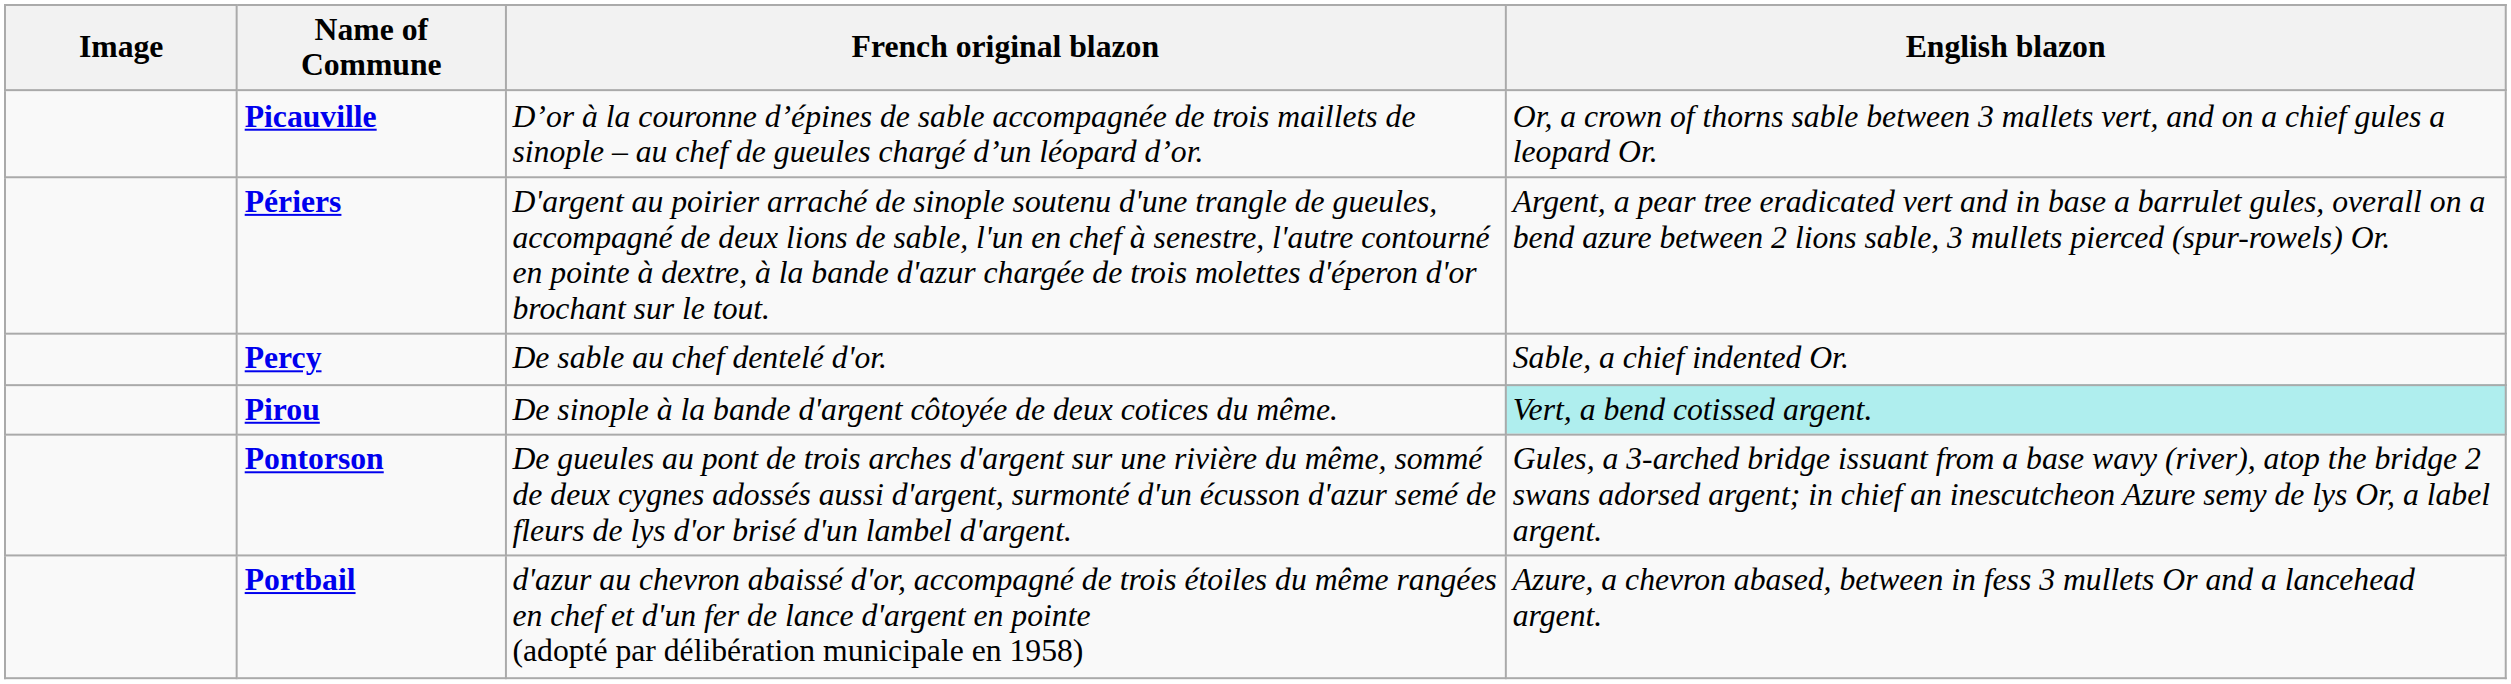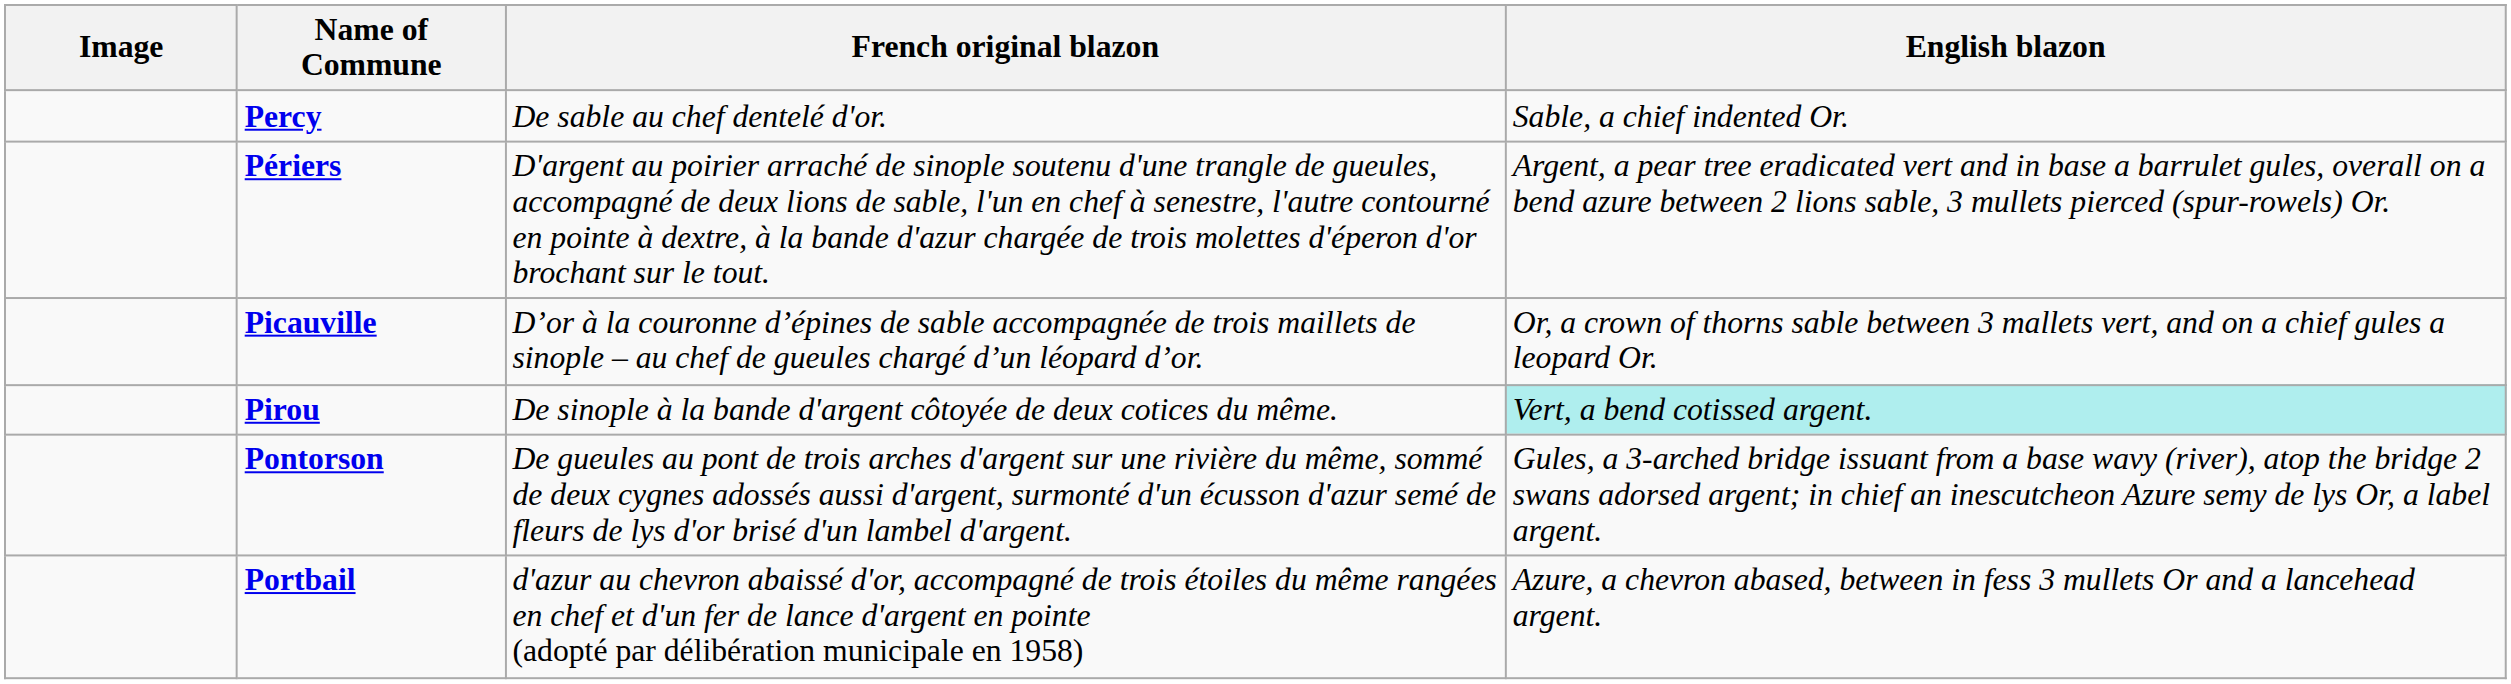rows swapped: (283, 358) <-> (311, 115)
